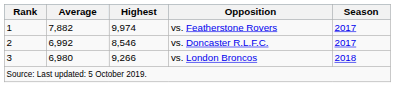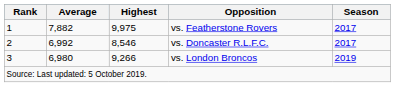(124, 27) 9,974 -> (124, 27) 9,975
(345, 58) 2018 -> (345, 58) 2019
